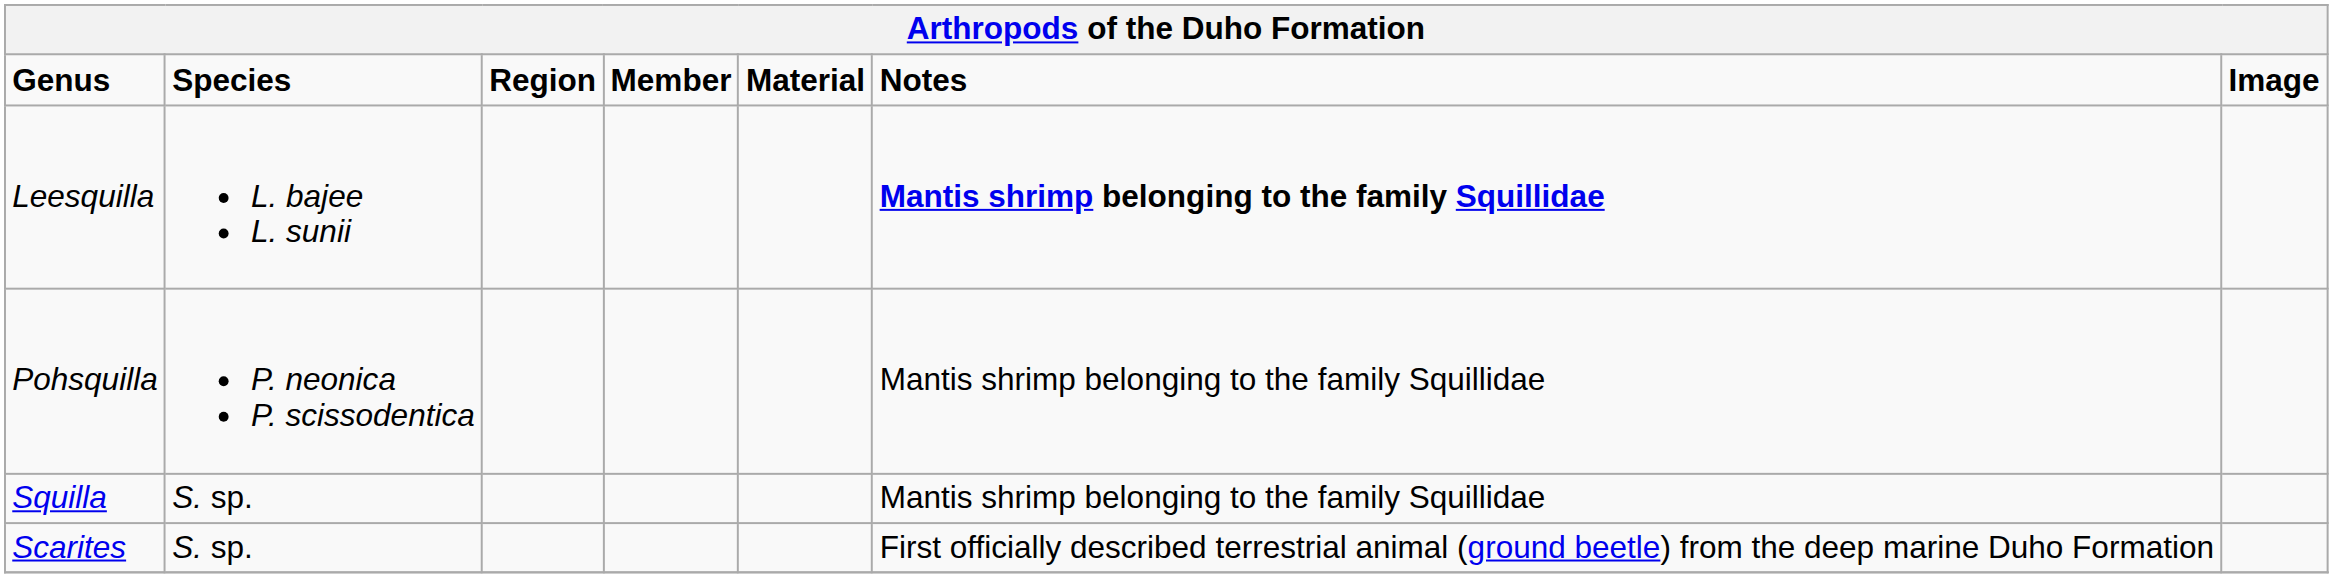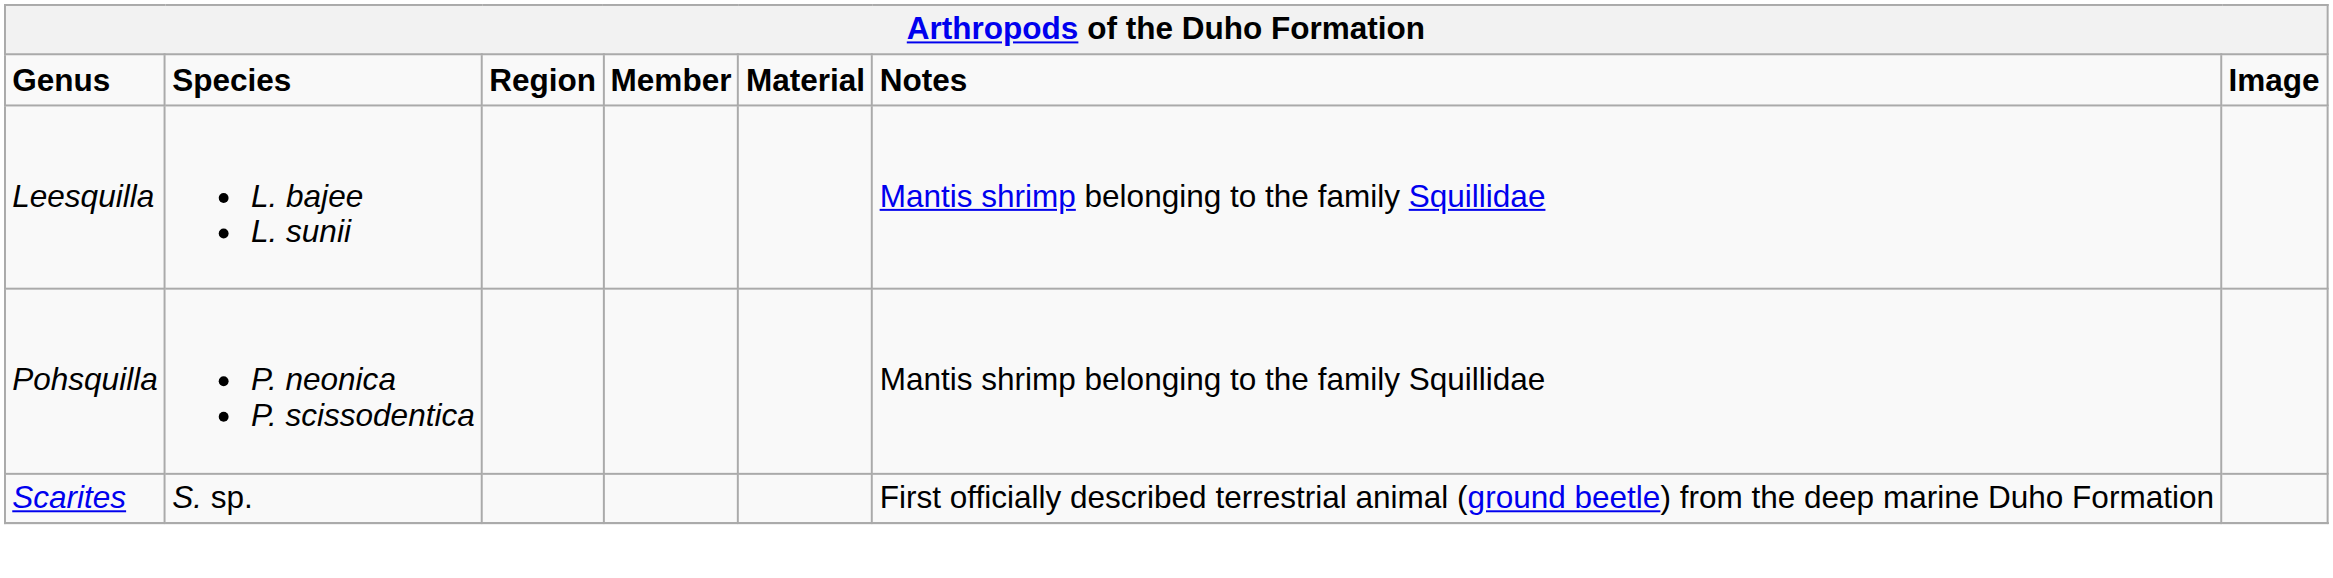(1242, 196) bold -> (1213, 196) normal
- row: (60, 497)
